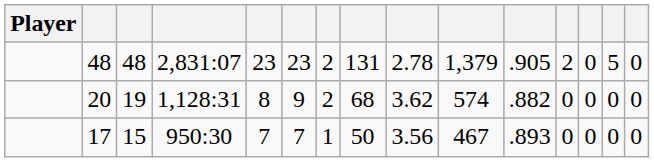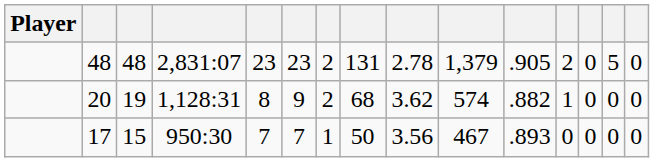(567, 99) 0 -> (567, 99) 1
